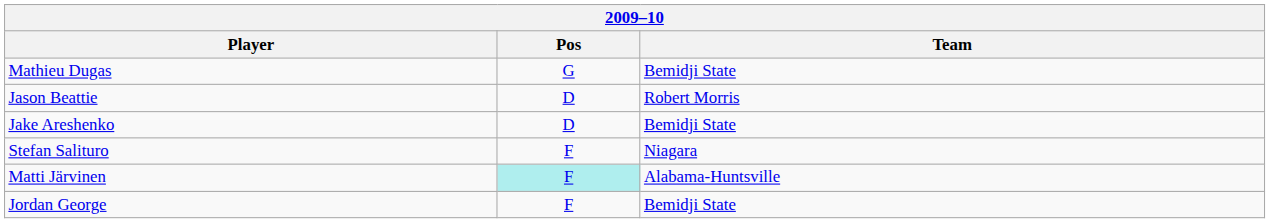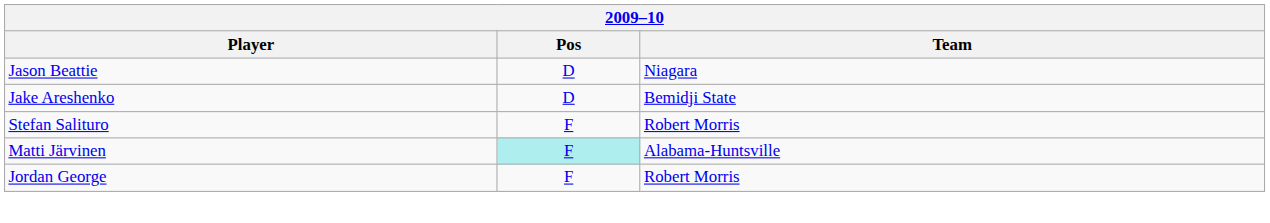- row: (60, 71)
(692, 97) Robert Morris -> (671, 71) Niagara
(671, 151) Niagara -> (692, 124) Robert Morris
(690, 204) Bemidji State -> (692, 177) Robert Morris
